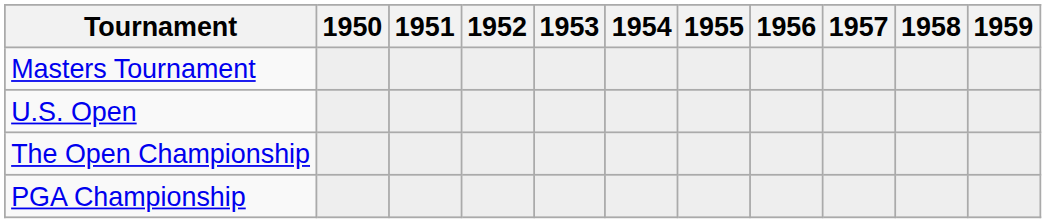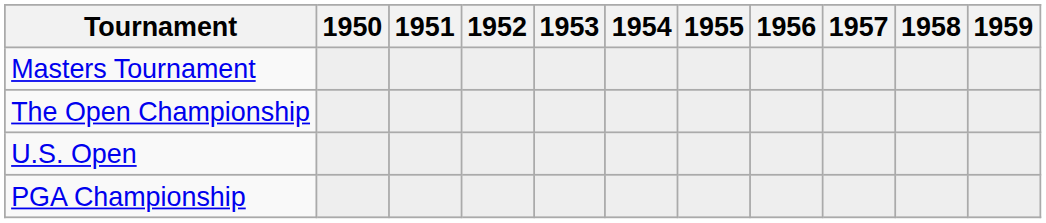rows swapped: (74, 112) <-> (161, 154)
